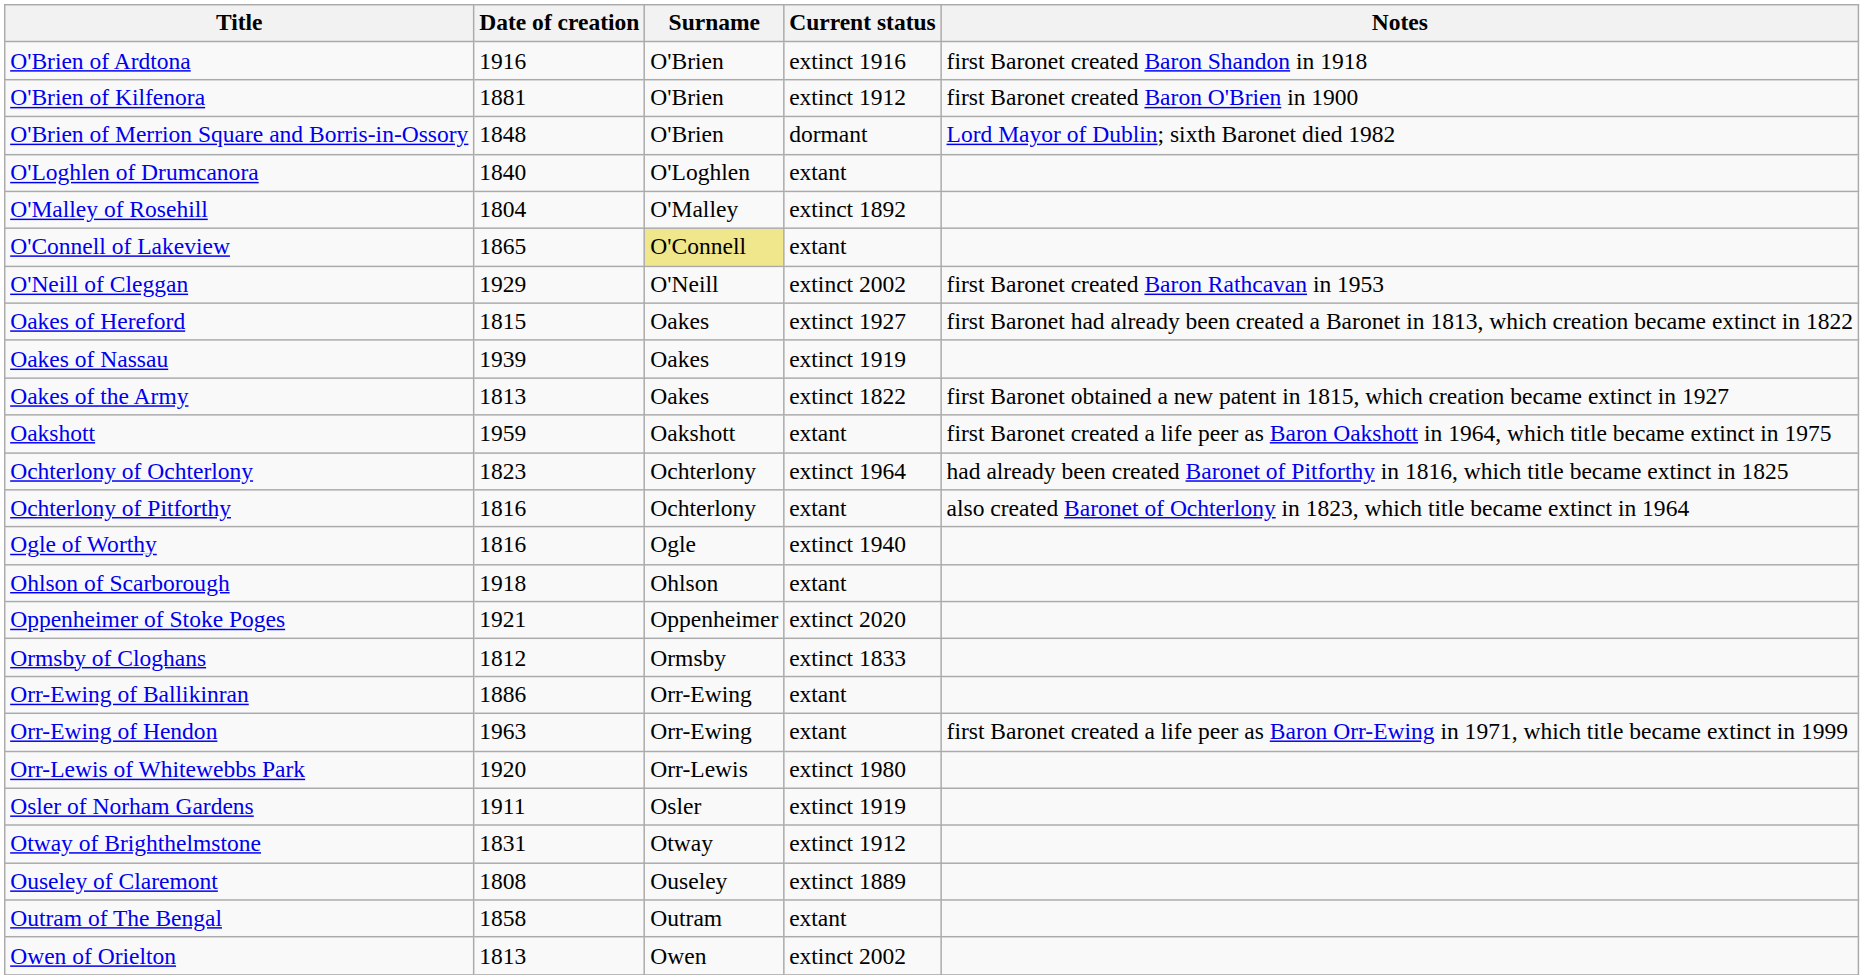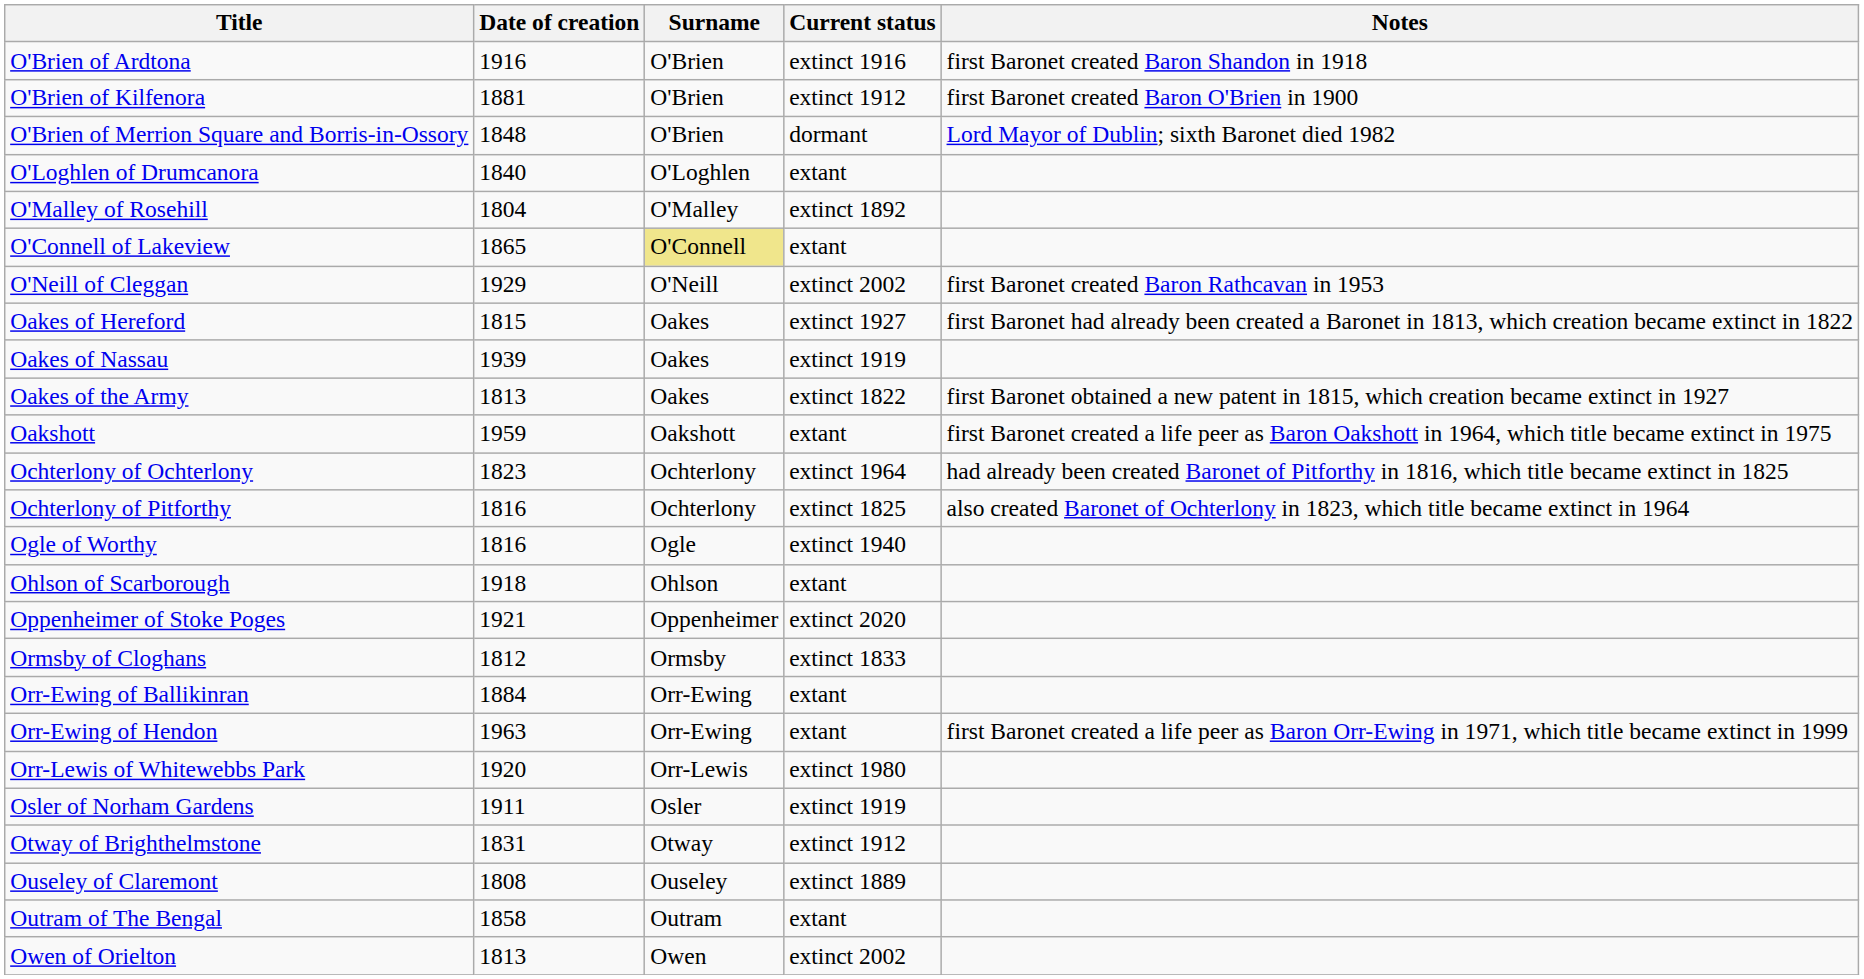(818, 508) extant -> (848, 508) extinct 1825
(503, 694) 1886 -> (503, 694) 1884
